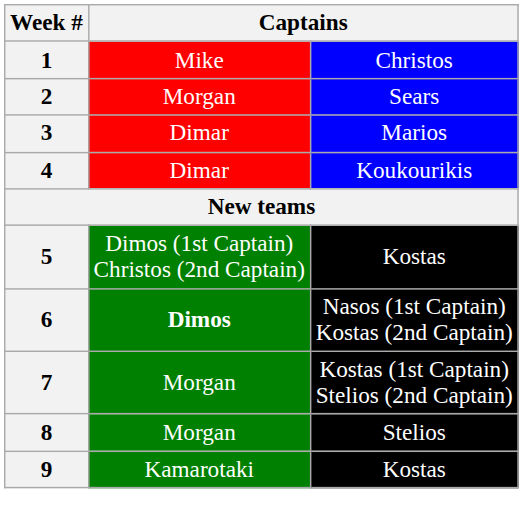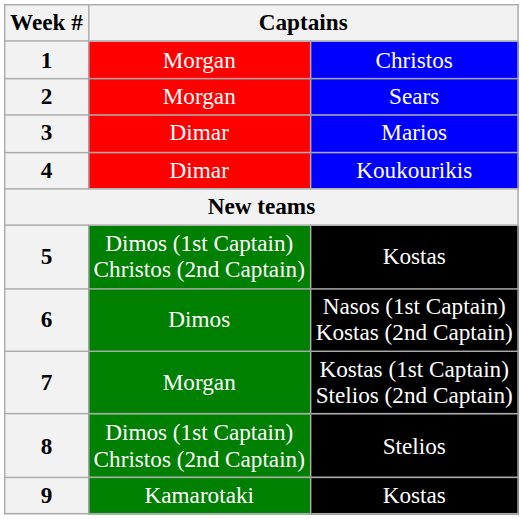(199, 59) Mike -> (199, 59) Morgan
(199, 319) bold -> (199, 319) normal
(199, 432) Morgan -> (199, 445) Dimos (1st Captain) Christos (2nd Captain)
